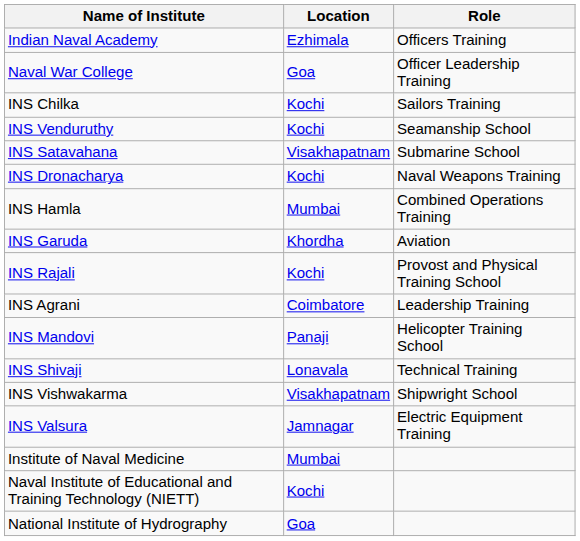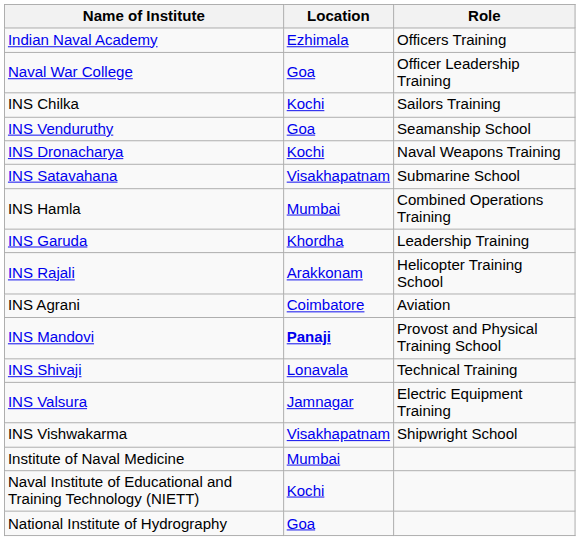(306, 128) Kochi -> (301, 128) Goa
rows swapped: (63, 152) <-> (66, 176)
(424, 241) Aviation -> (463, 241) Leadership Training
(306, 273) Kochi -> (325, 273) Arakkonam
(467, 273) Provost and Physical Training School -> (460, 273) Helicopter Training School
(463, 305) Leadership Training -> (424, 305) Aviation
(308, 338) normal -> (309, 338) bold
(460, 338) Helicopter Training School -> (467, 338) Provost and Physical Training School
rows swapped: (48, 426) <-> (68, 394)
